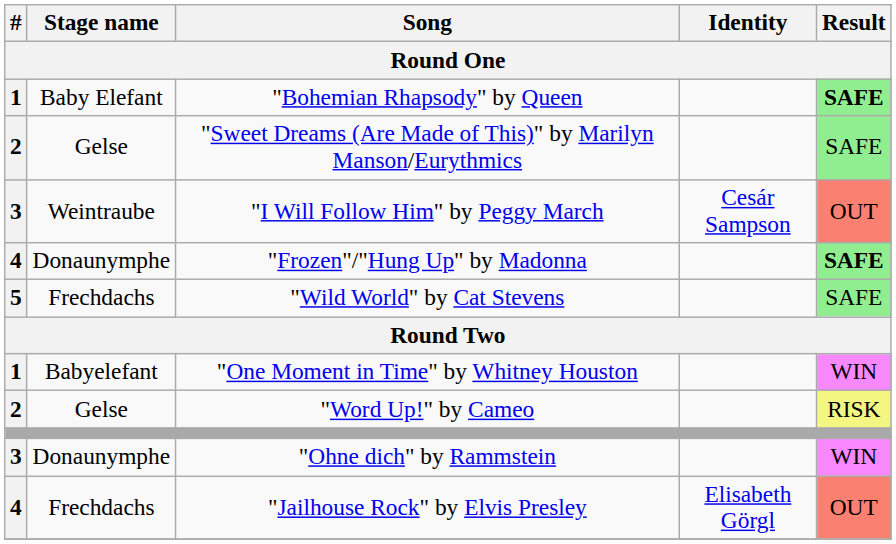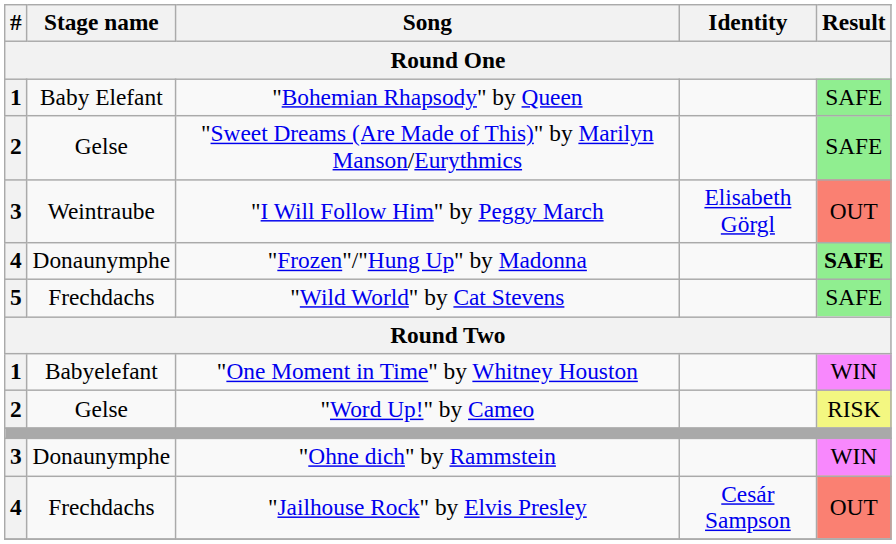(854, 97) bold -> (854, 97) normal
(748, 210) Cesár Sampson -> (748, 210) Elisabeth Görgl
(748, 507) Elisabeth Görgl -> (748, 507) Cesár Sampson
